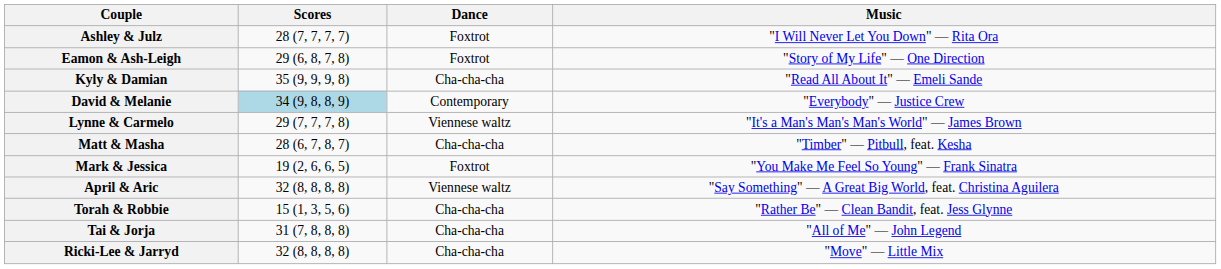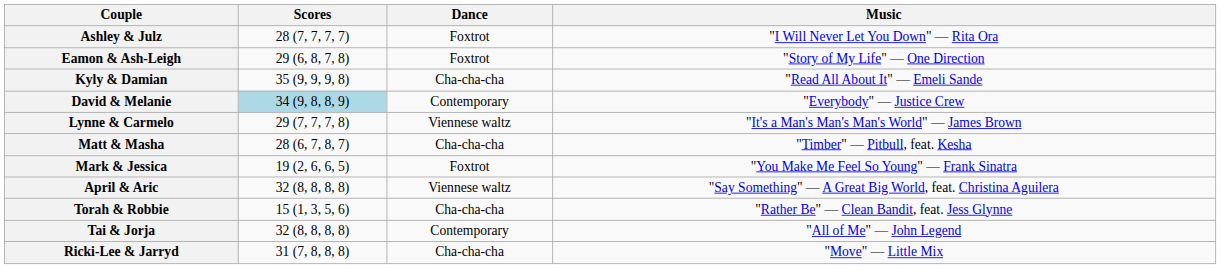(313, 230) 31 (7, 8, 8, 8) -> (313, 230) 32 (8, 8, 8, 8)
(470, 230) Cha-cha-cha -> (470, 230) Contemporary
(313, 252) 32 (8, 8, 8, 8) -> (313, 252) 31 (7, 8, 8, 8)
